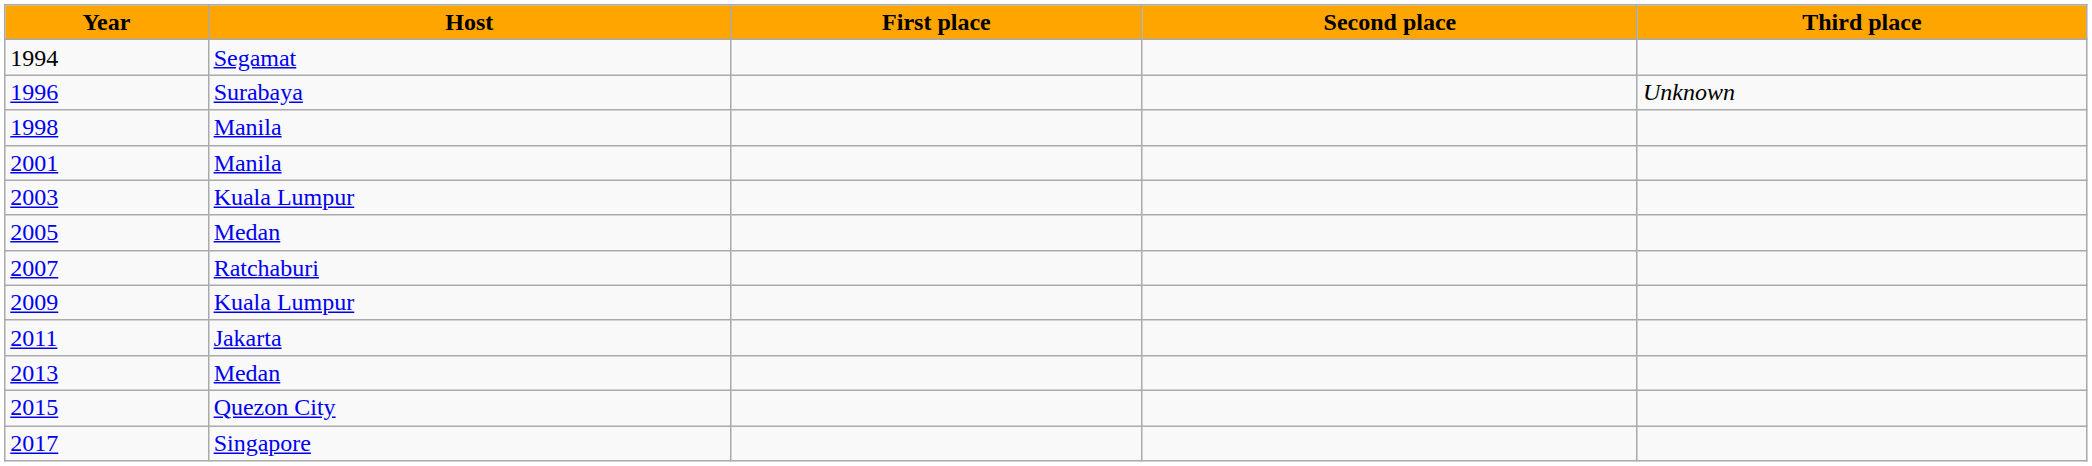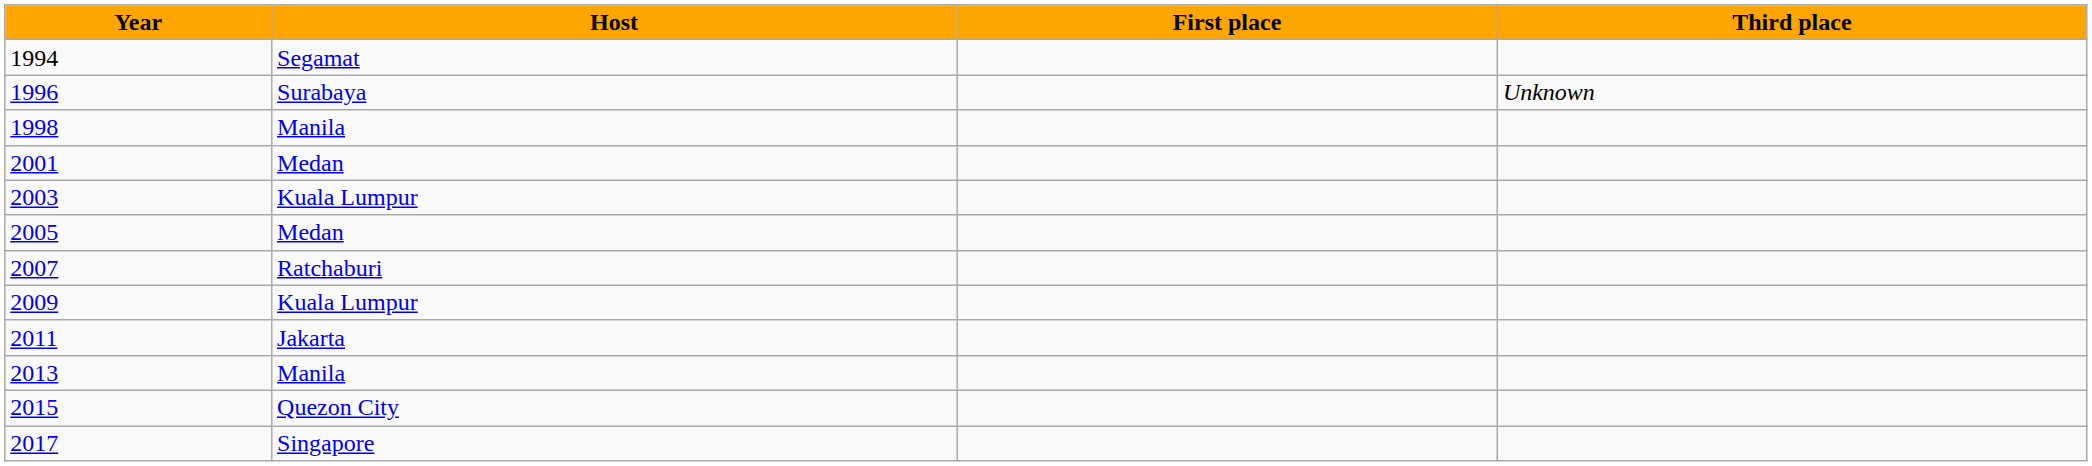- column: (1390, 22)
(248, 162) Manila -> (310, 162) Medan
(247, 372) Medan -> (311, 372) Manila
